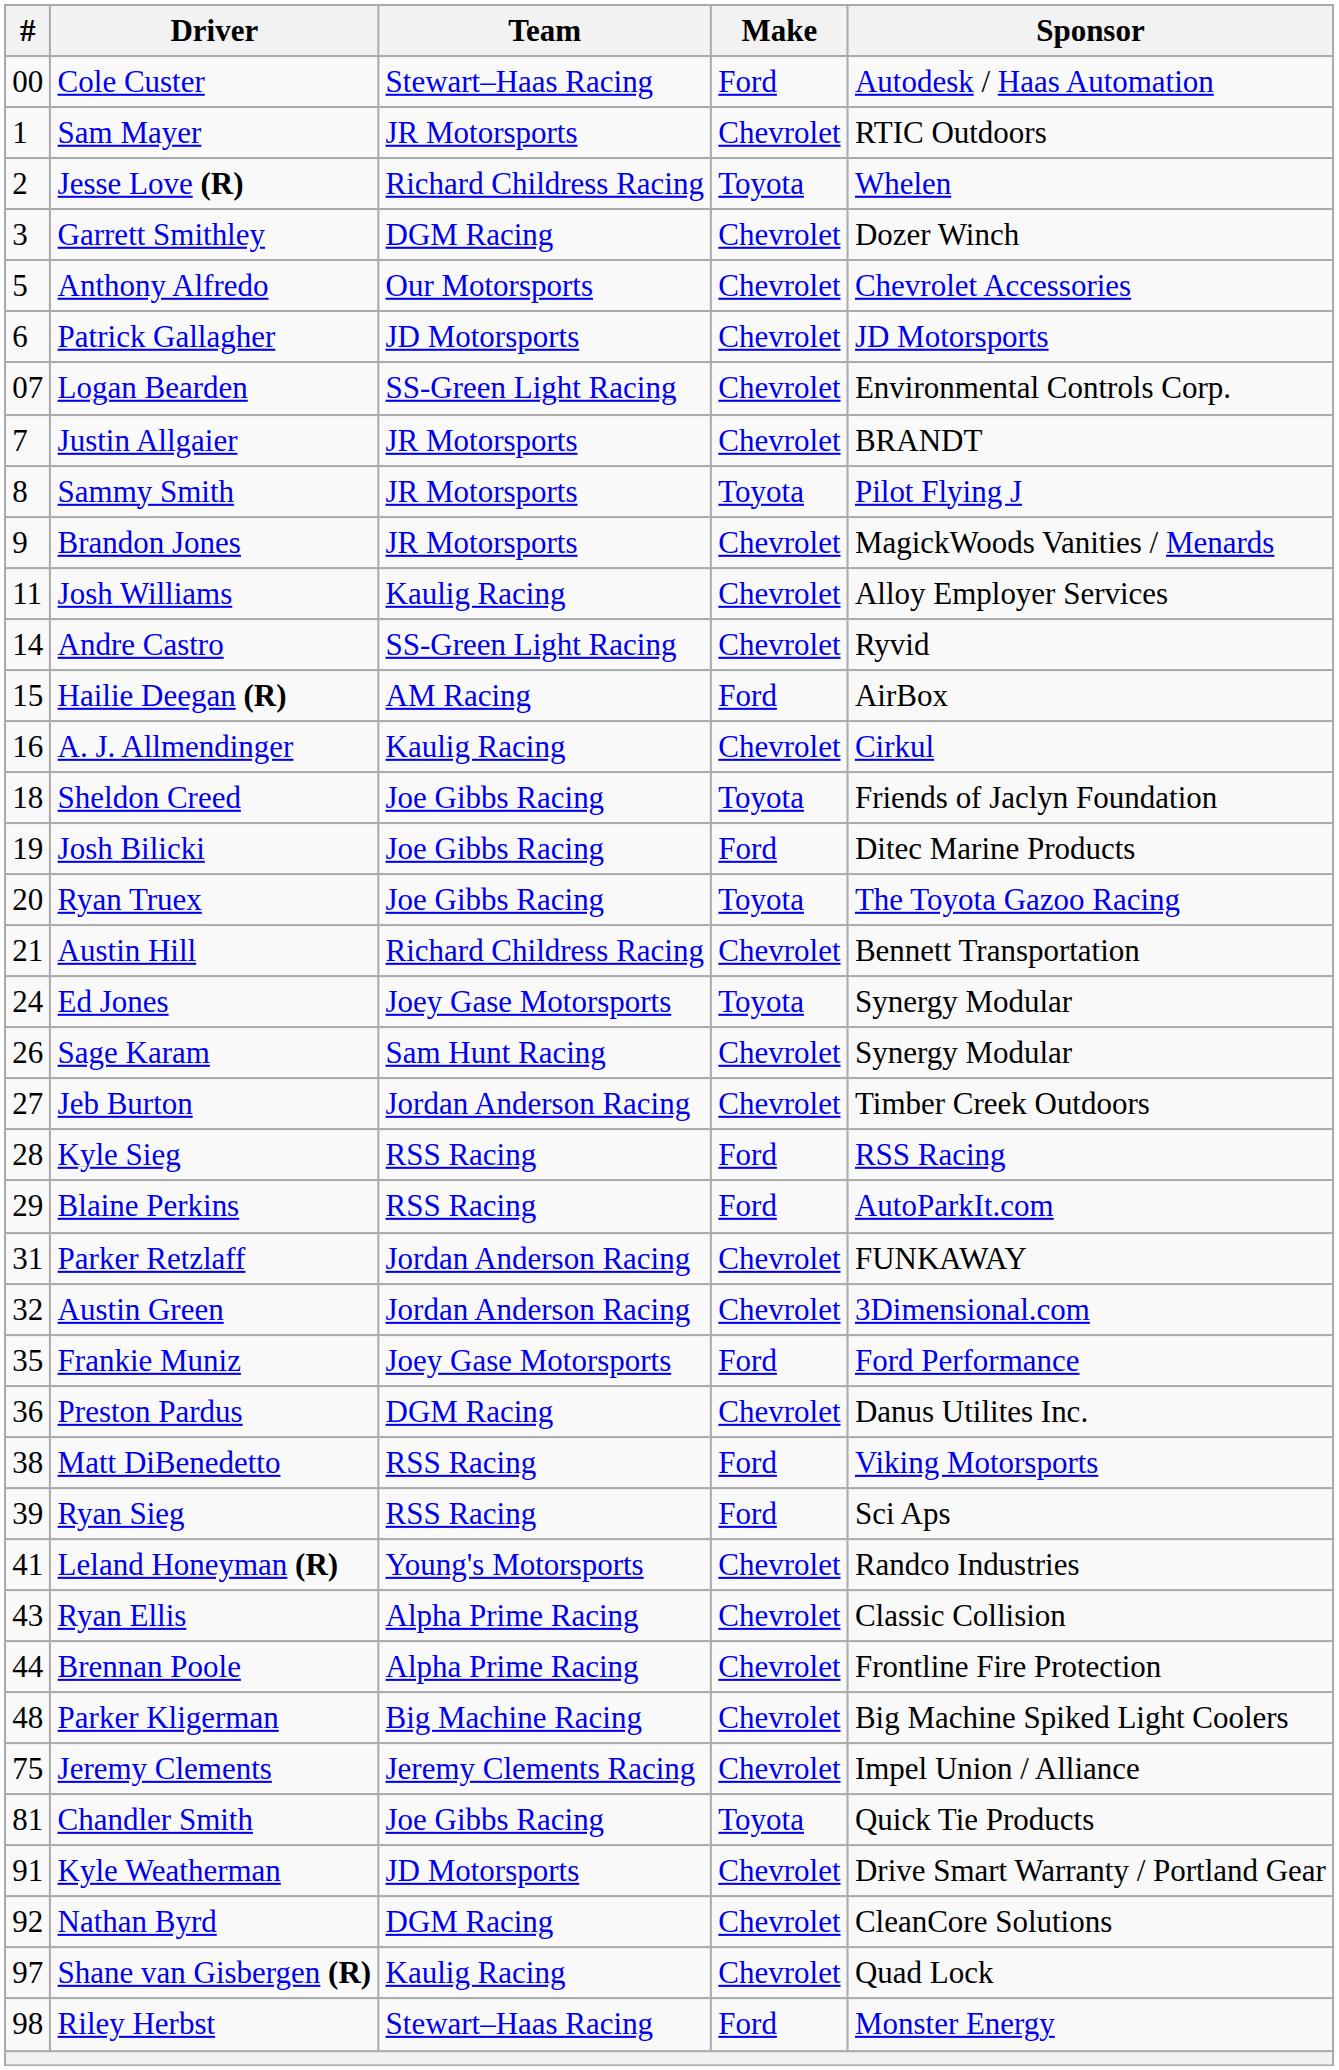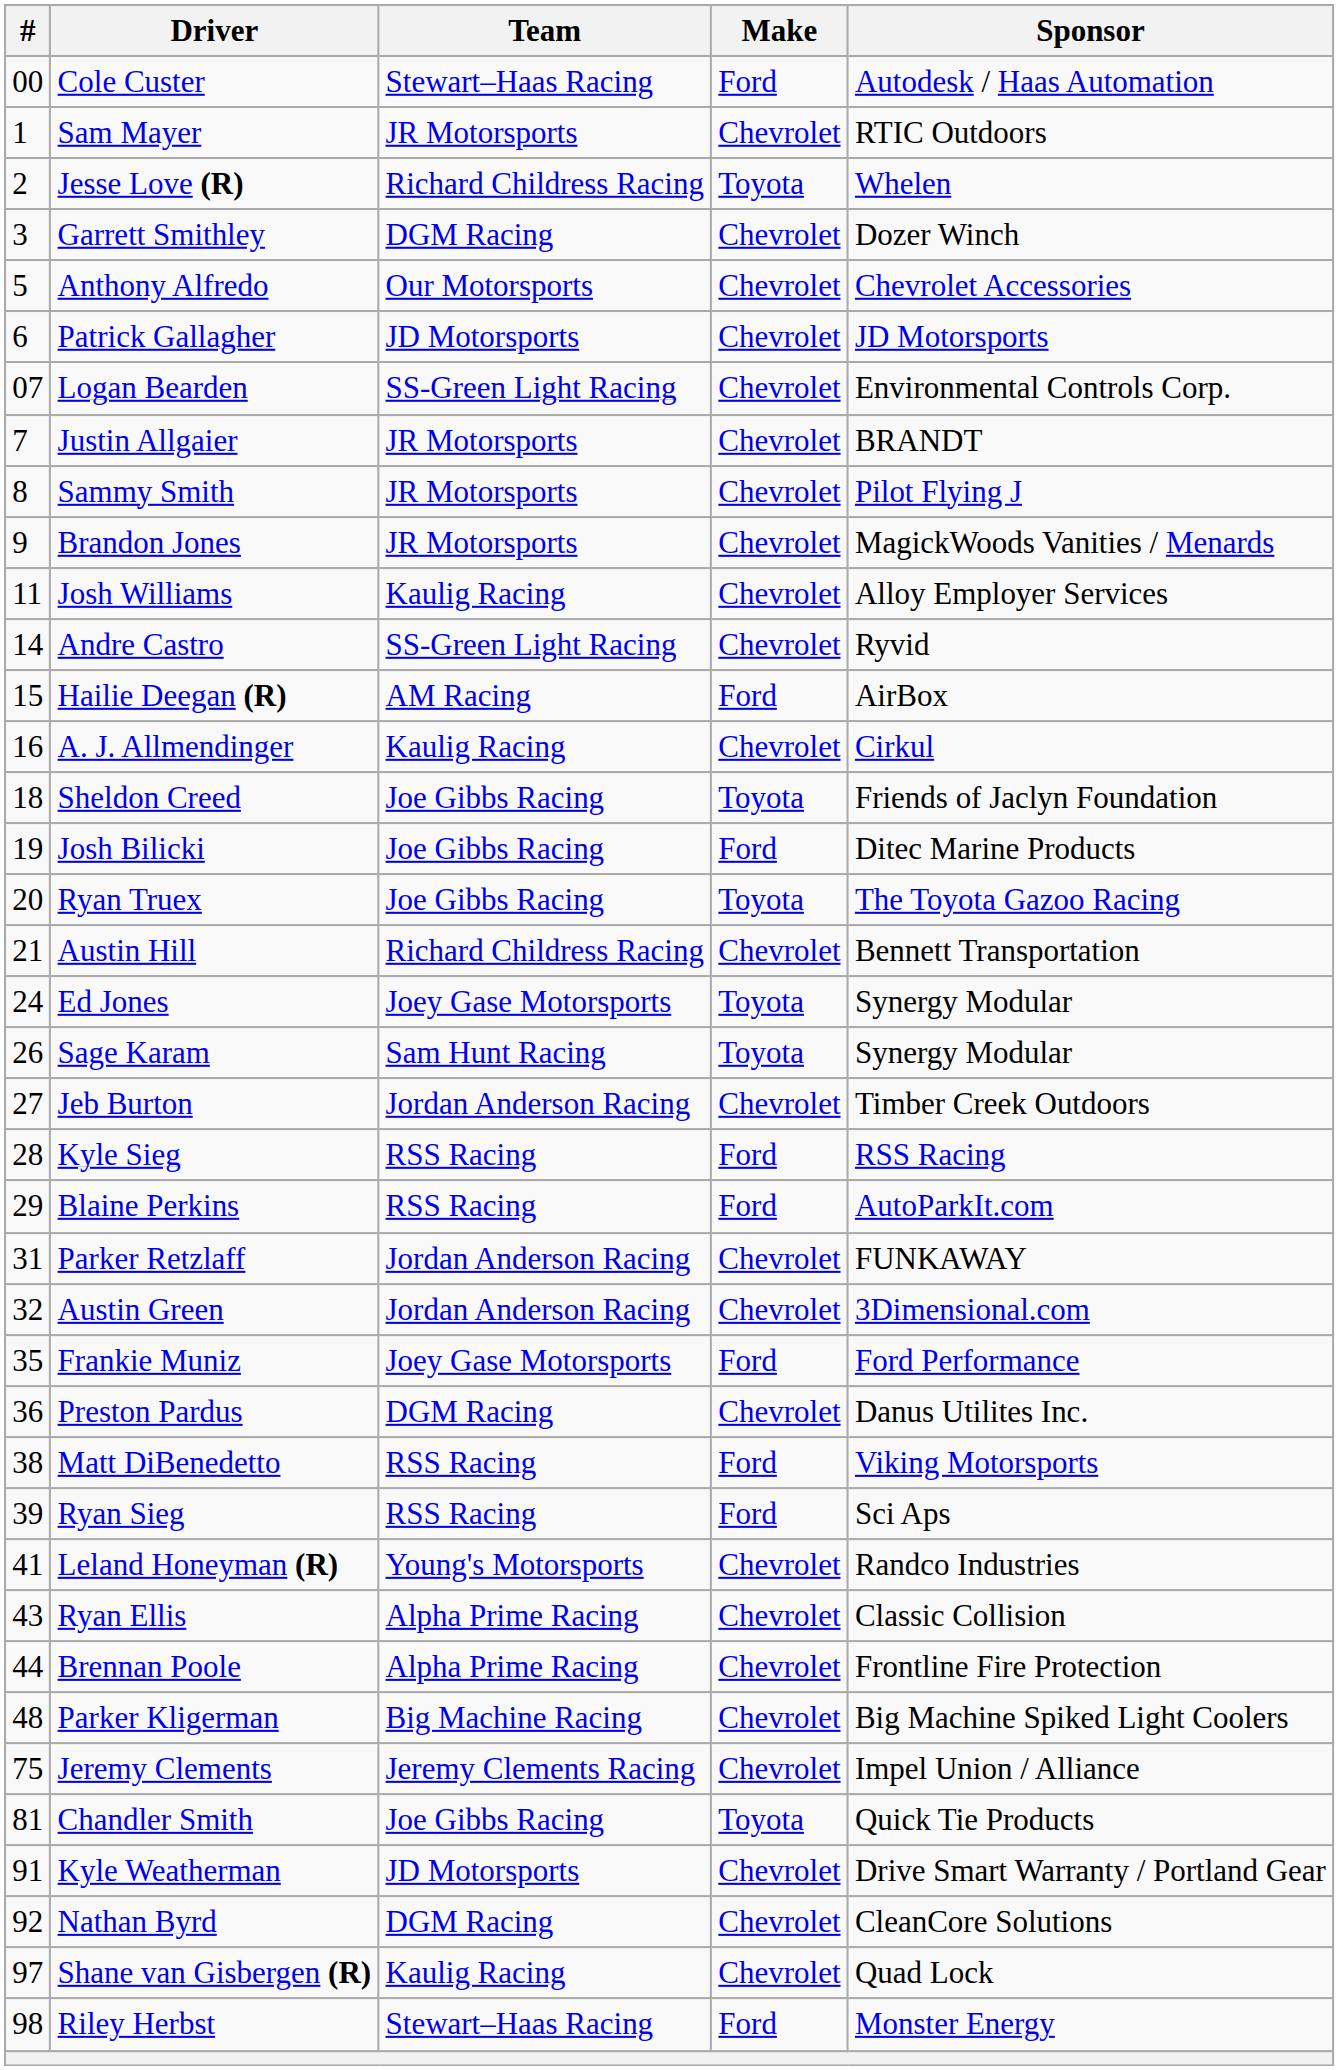(761, 490) Toyota -> (779, 490) Chevrolet
(779, 1052) Chevrolet -> (761, 1052) Toyota
